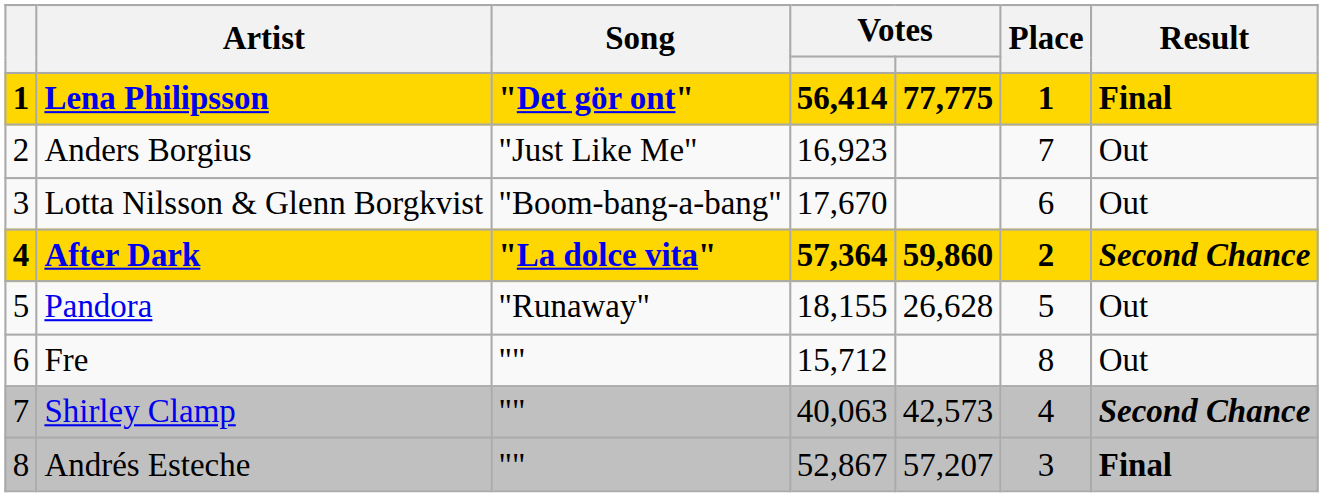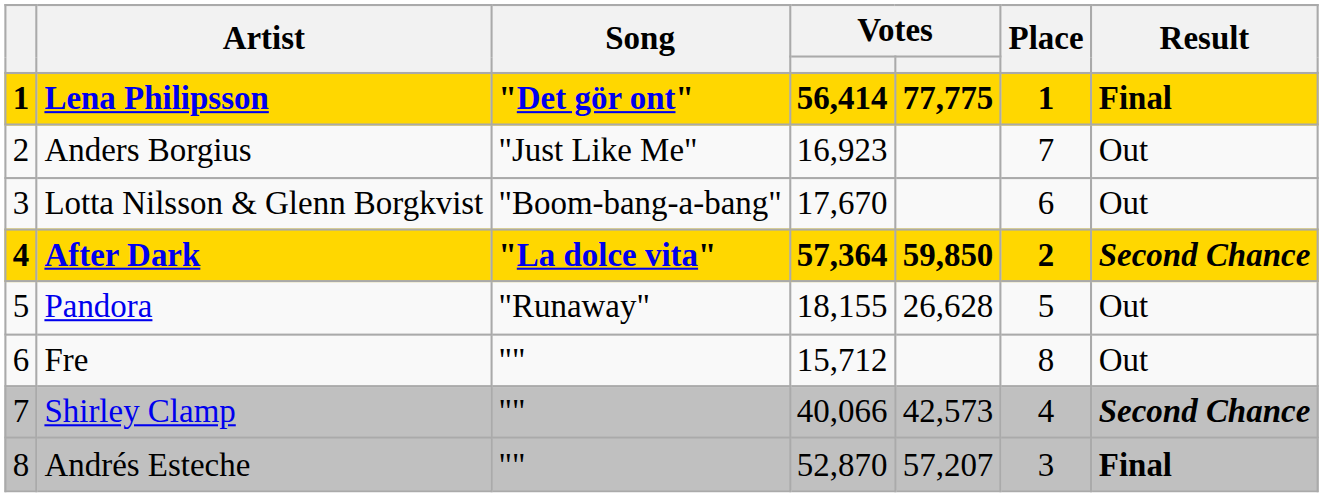(948, 254) 59,860 -> (948, 254) 59,850
(842, 411) 40,063 -> (842, 411) 40,066
(842, 464) 52,867 -> (842, 464) 52,870
